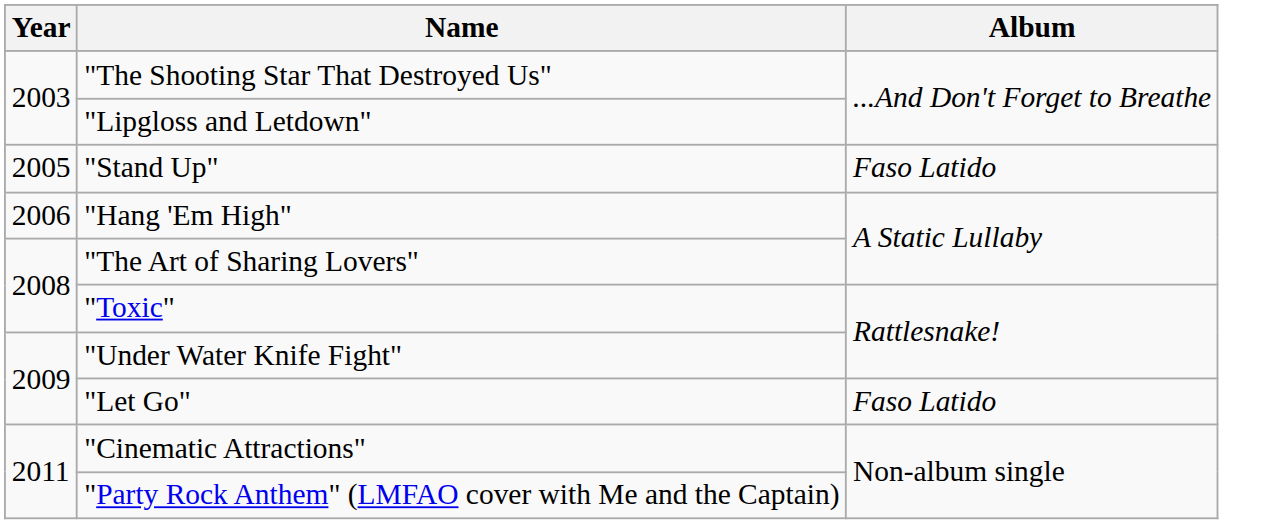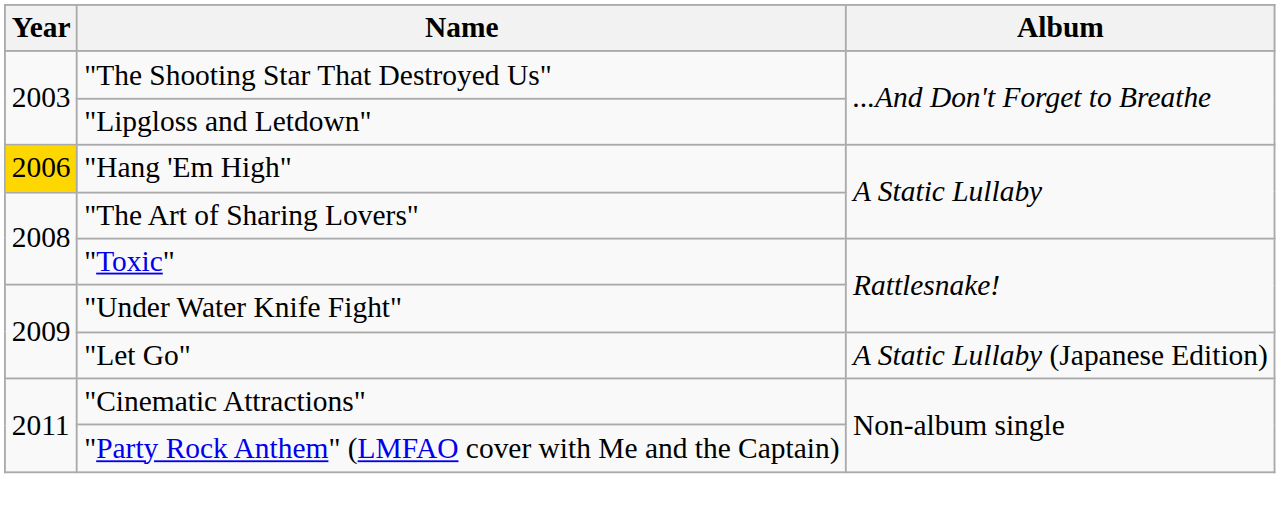- row: (151, 167)
(41, 214) no background -> (41, 167) gold background
(925, 401) Faso Latido -> (1060, 354) A Static Lullaby (Japanese Edition)
